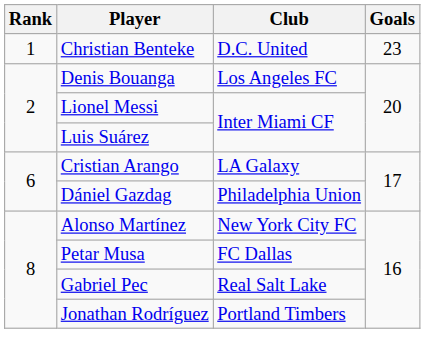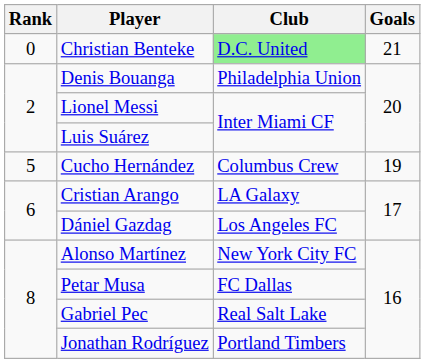(31, 48) 1 -> (31, 48) 0
(262, 48) no background -> (262, 48) lightgreen background
(392, 48) 23 -> (392, 48) 21
(277, 78) Los Angeles FC -> (289, 78) Philadelphia Union
+ row: (127, 166)
(289, 195) Philadelphia Union -> (277, 225) Los Angeles FC
